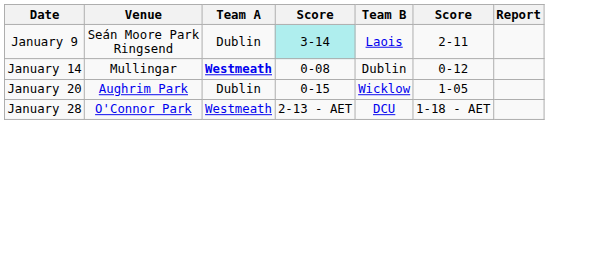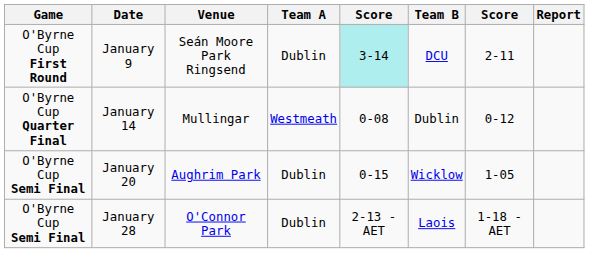+ column: (48, 15)
(384, 42) Laois -> (437, 56) DCU
(239, 69) bold -> (304, 119) normal
(239, 109) Westmeath -> (304, 223) Dublin
(384, 109) DCU -> (437, 223) Laois
